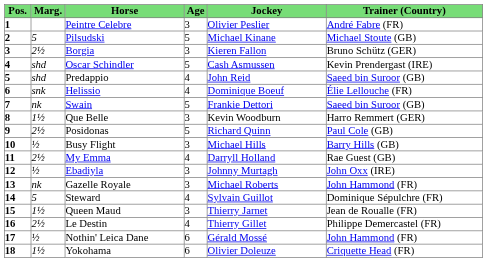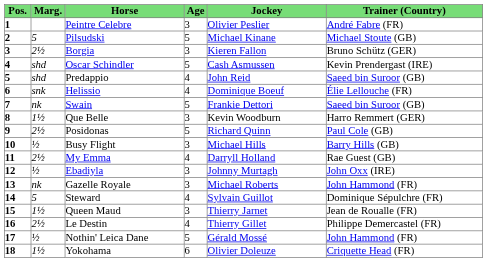(187, 237) 6 -> (187, 237) 5
